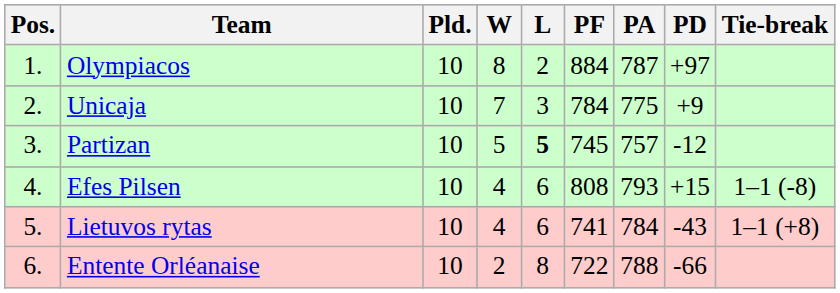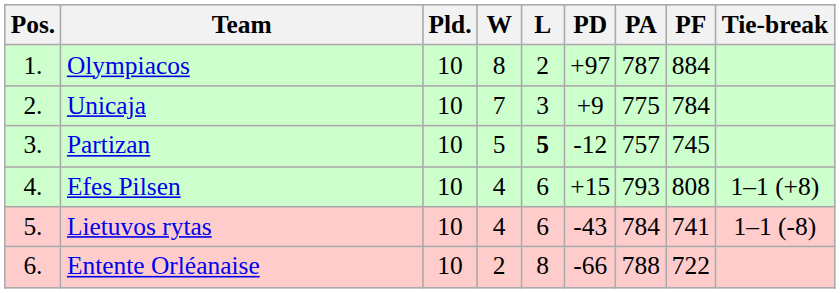columns swapped: (589, 24) <-> (690, 24)
(775, 186) 1–1 (-8) -> (775, 186) 1–1 (+8)
(775, 226) 1–1 (+8) -> (775, 226) 1–1 (-8)
